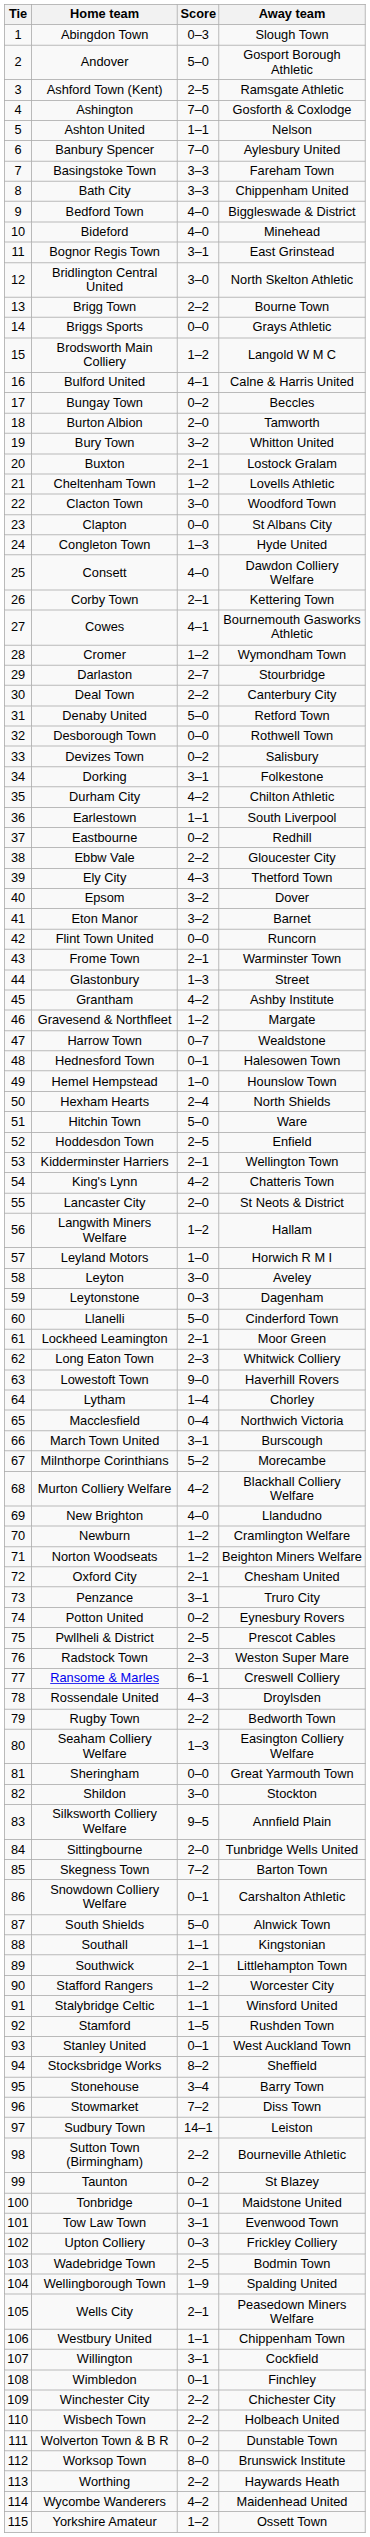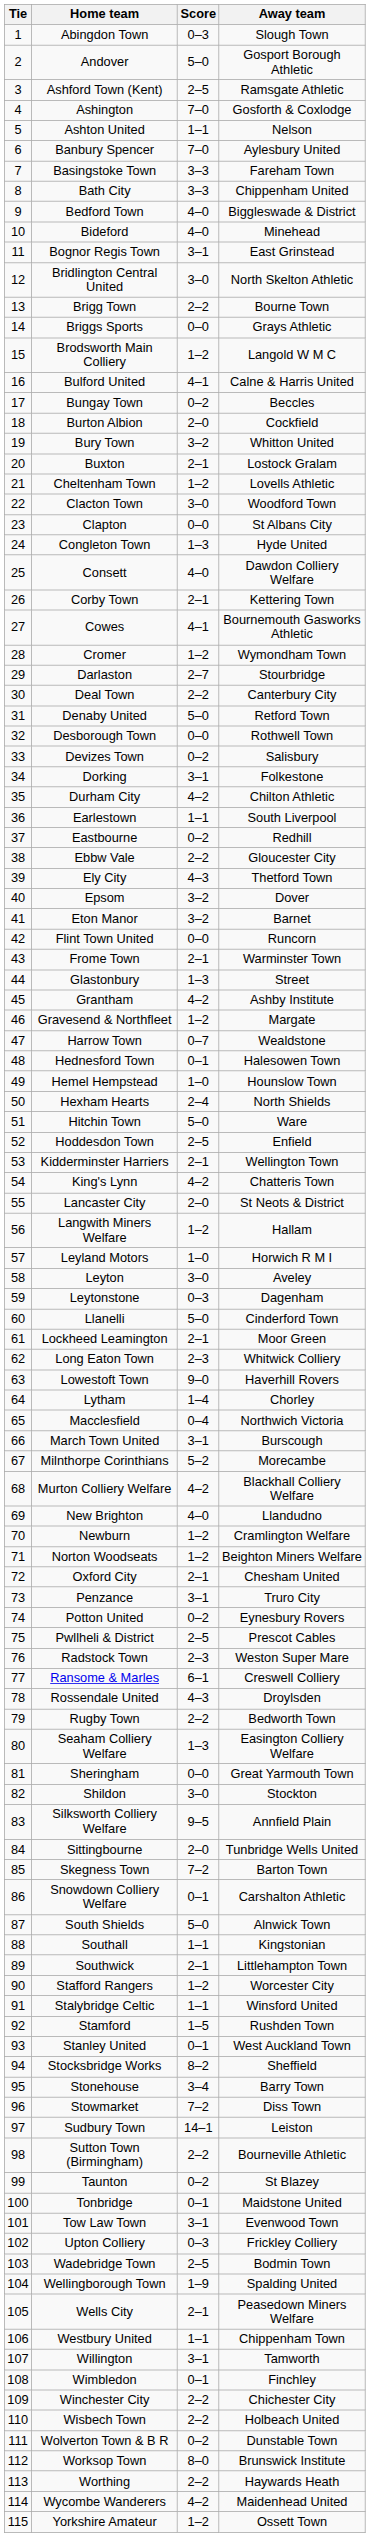(292, 423) Tamworth -> (292, 423) Cockfield
(292, 2359) Cockfield -> (292, 2359) Tamworth
